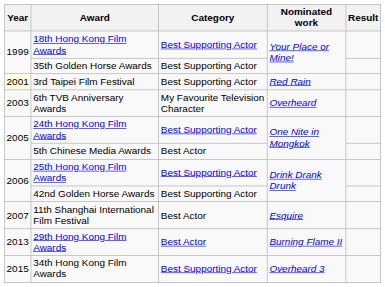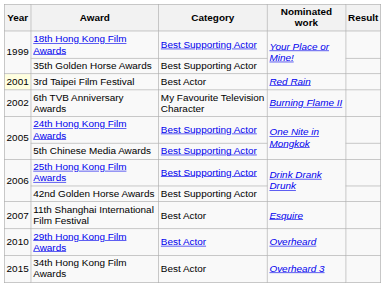(209, 81) Best Supporting Actor -> (183, 81) Best Actor
(18, 103) 2003 -> (18, 103) 2002
(293, 103) Overheard -> (306, 103) Burning Flame II
(183, 151) Best Actor -> (209, 151) Best Supporting Actor
(18, 242) 2013 -> (18, 242) 2010
(306, 242) Burning Flame II -> (293, 242) Overheard
(209, 269) Best Supporting Actor -> (183, 269) Best Actor
